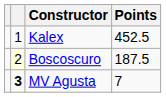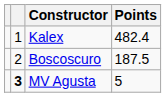(132, 37) 452.5 -> (132, 37) 482.4
(18, 59) lightyellow background -> (18, 59) no background
(118, 81) 7 -> (118, 81) 5
